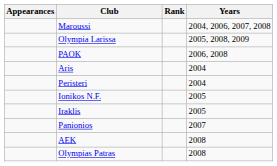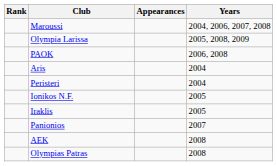columns swapped: (174, 12) <-> (30, 12)
